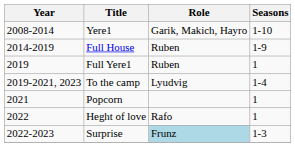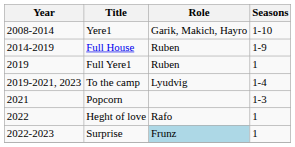(255, 99) 1 -> (259, 99) 1-3
(259, 133) 1-3 -> (255, 133) 1
